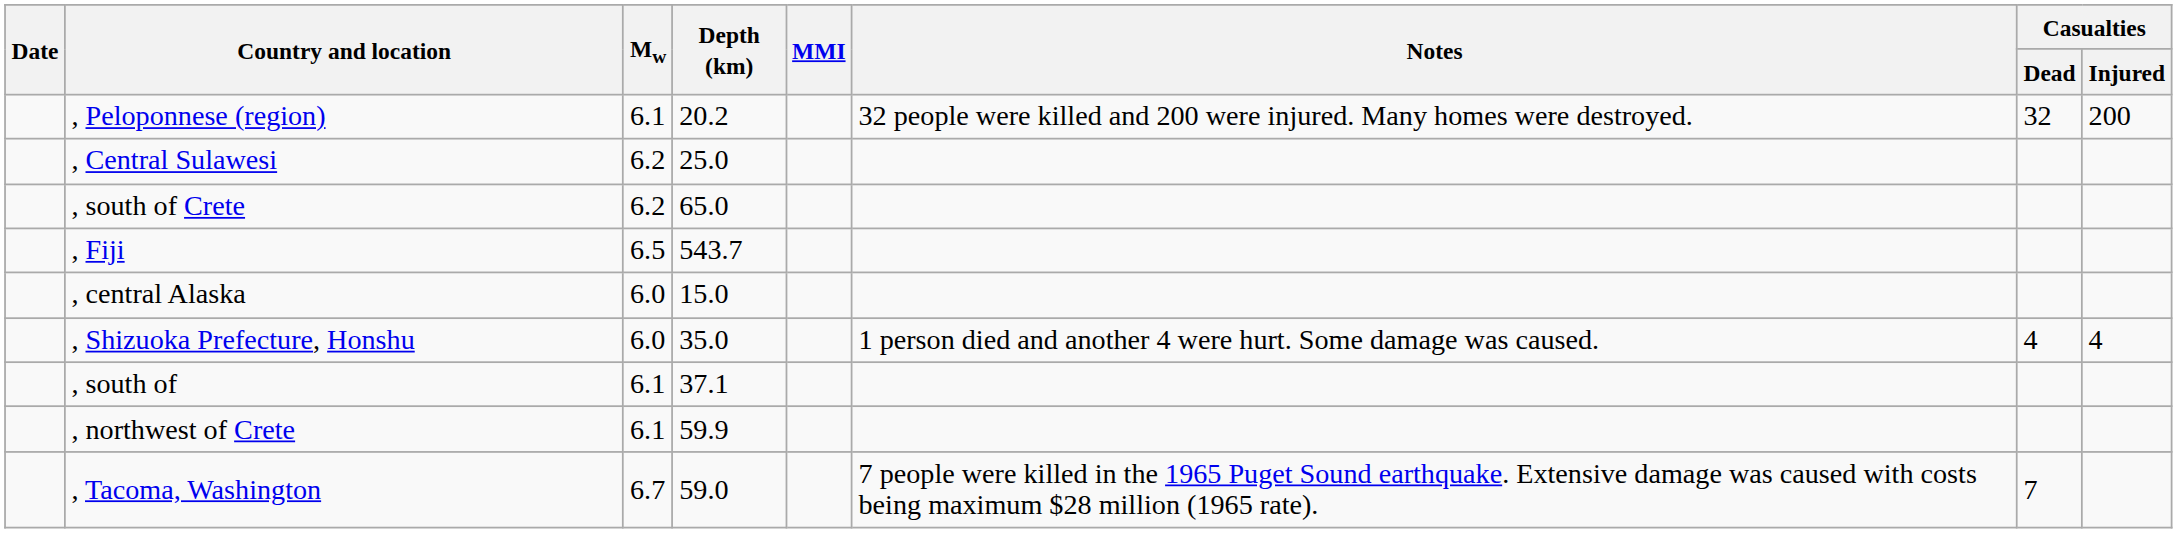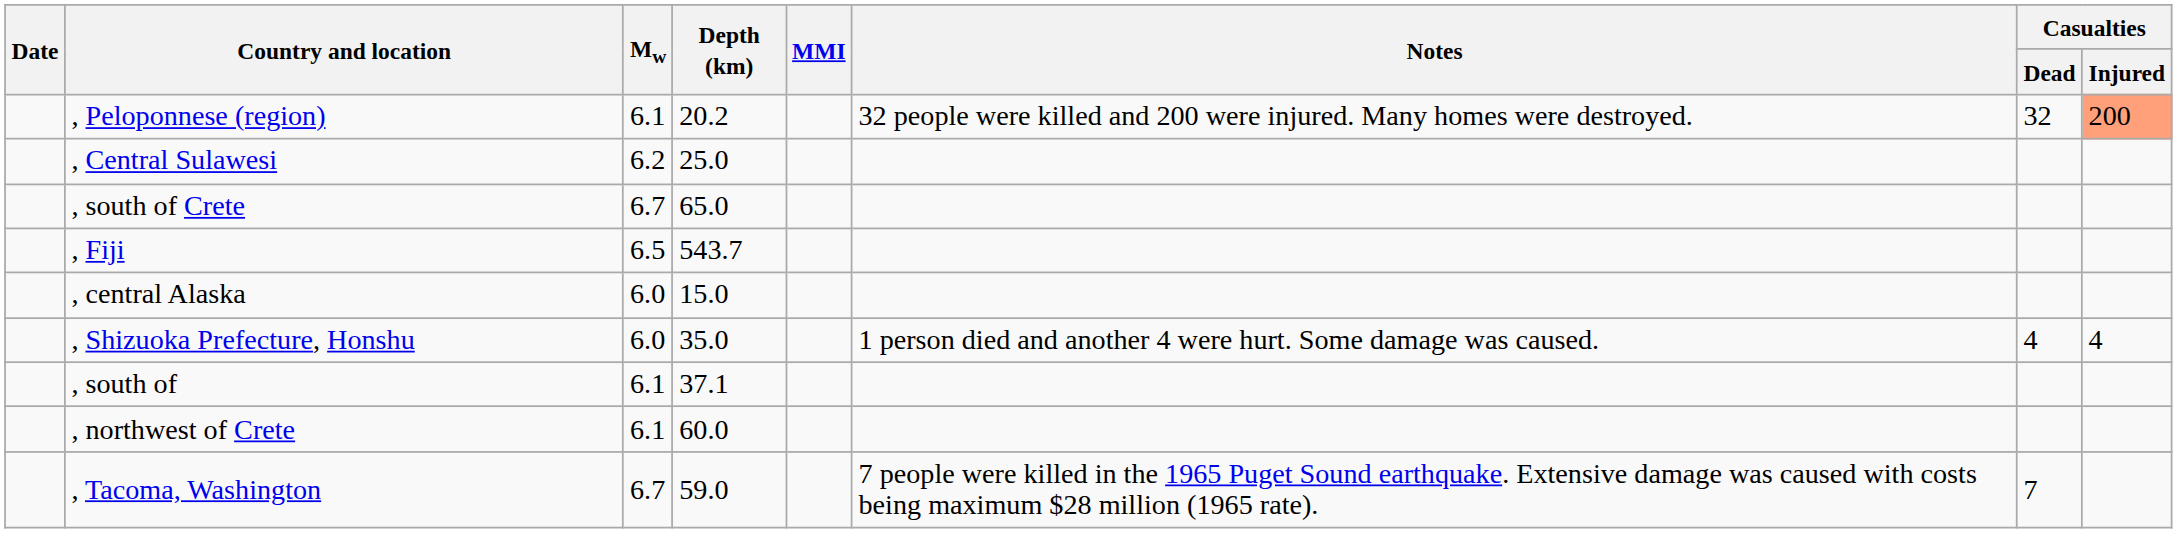(2110, 116) no background -> (2110, 116) lightsalmon background
(648, 205) 6.2 -> (648, 205) 6.7
(704, 428) 59.9 -> (704, 428) 60.0
